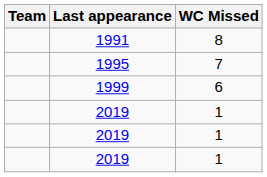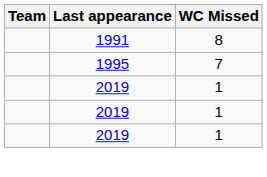- row: (112, 87)
